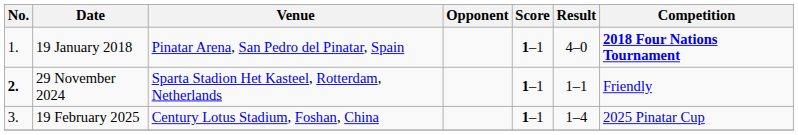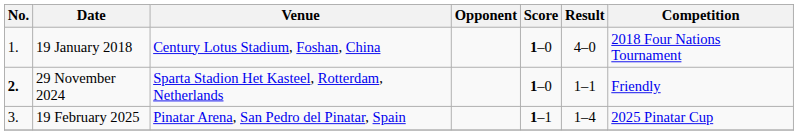(278, 47) Pinatar Arena, San Pedro del Pinatar, Spain -> (267, 47) Century Lotus Stadium, Foshan, China
(533, 47) 1–1 -> (541, 47) 1–0
(660, 47) bold -> (666, 47) normal
(533, 86) 1–1 -> (541, 86) 1–0
(265, 118) Century Lotus Stadium, Foshan, China -> (279, 118) Pinatar Arena, San Pedro del Pinatar, Spain
